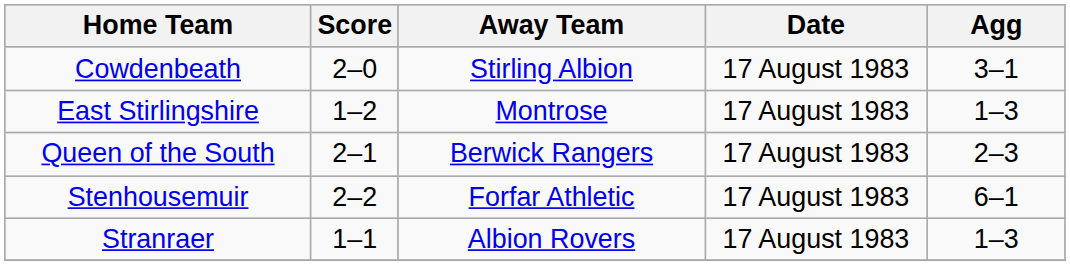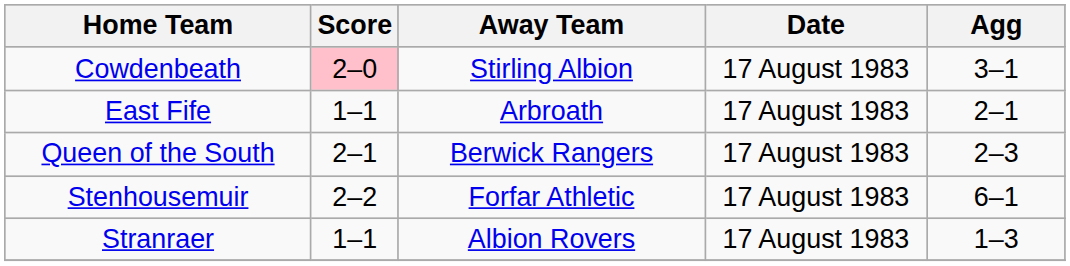(355, 68) no background -> (355, 68) pink background
+ row: (158, 111)
- row: (158, 111)
